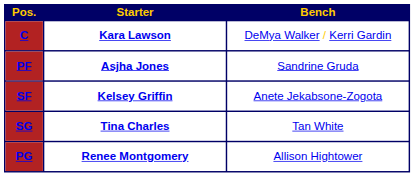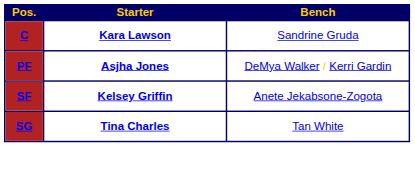(318, 35) DeMya Walker / Kerri Gardin -> (318, 35) Sandrine Gruda
(318, 66) Sandrine Gruda -> (318, 66) DeMya Walker / Kerri Gardin
- row: (24, 156)
